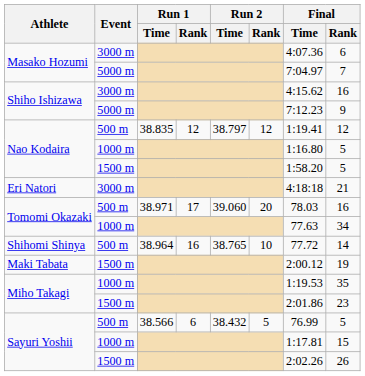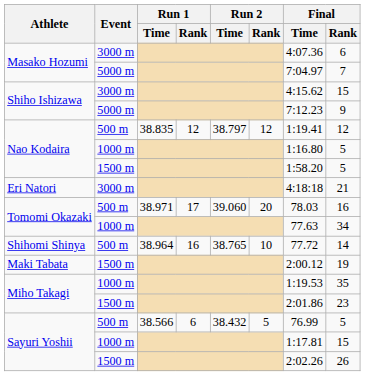(343, 91) 16 -> (343, 91) 15
